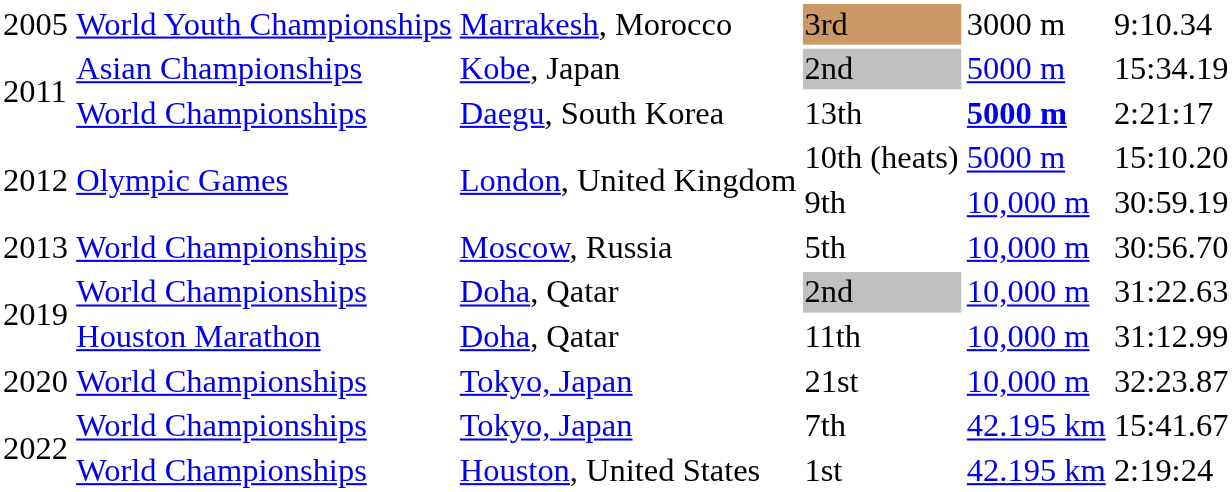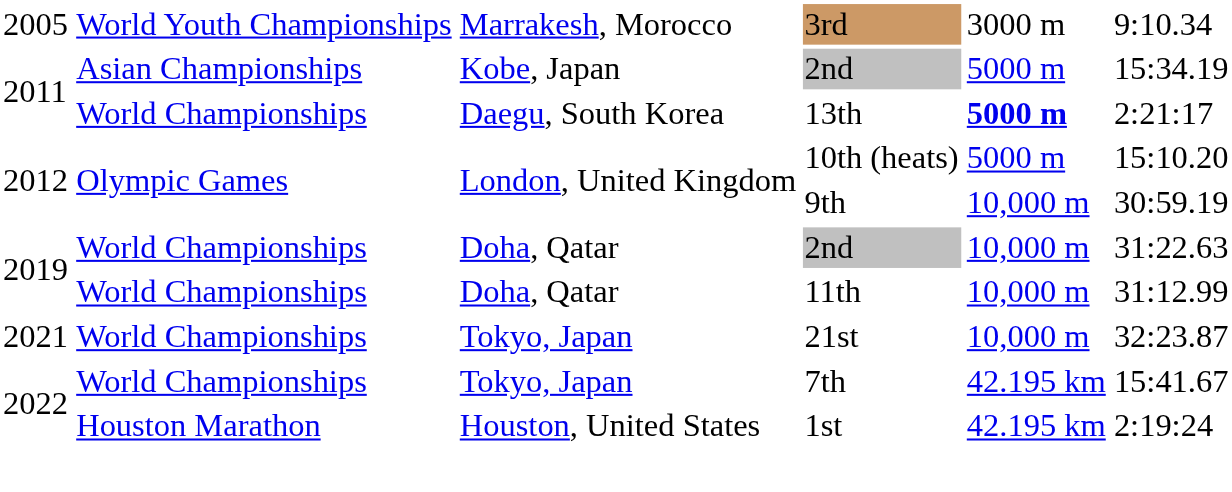- row: (566, 247)
(198, 336) Houston Marathon -> (221, 291) World Championships
(36, 381) 2020 -> (36, 336) 2021
(221, 470) World Championships -> (198, 425) Houston Marathon
